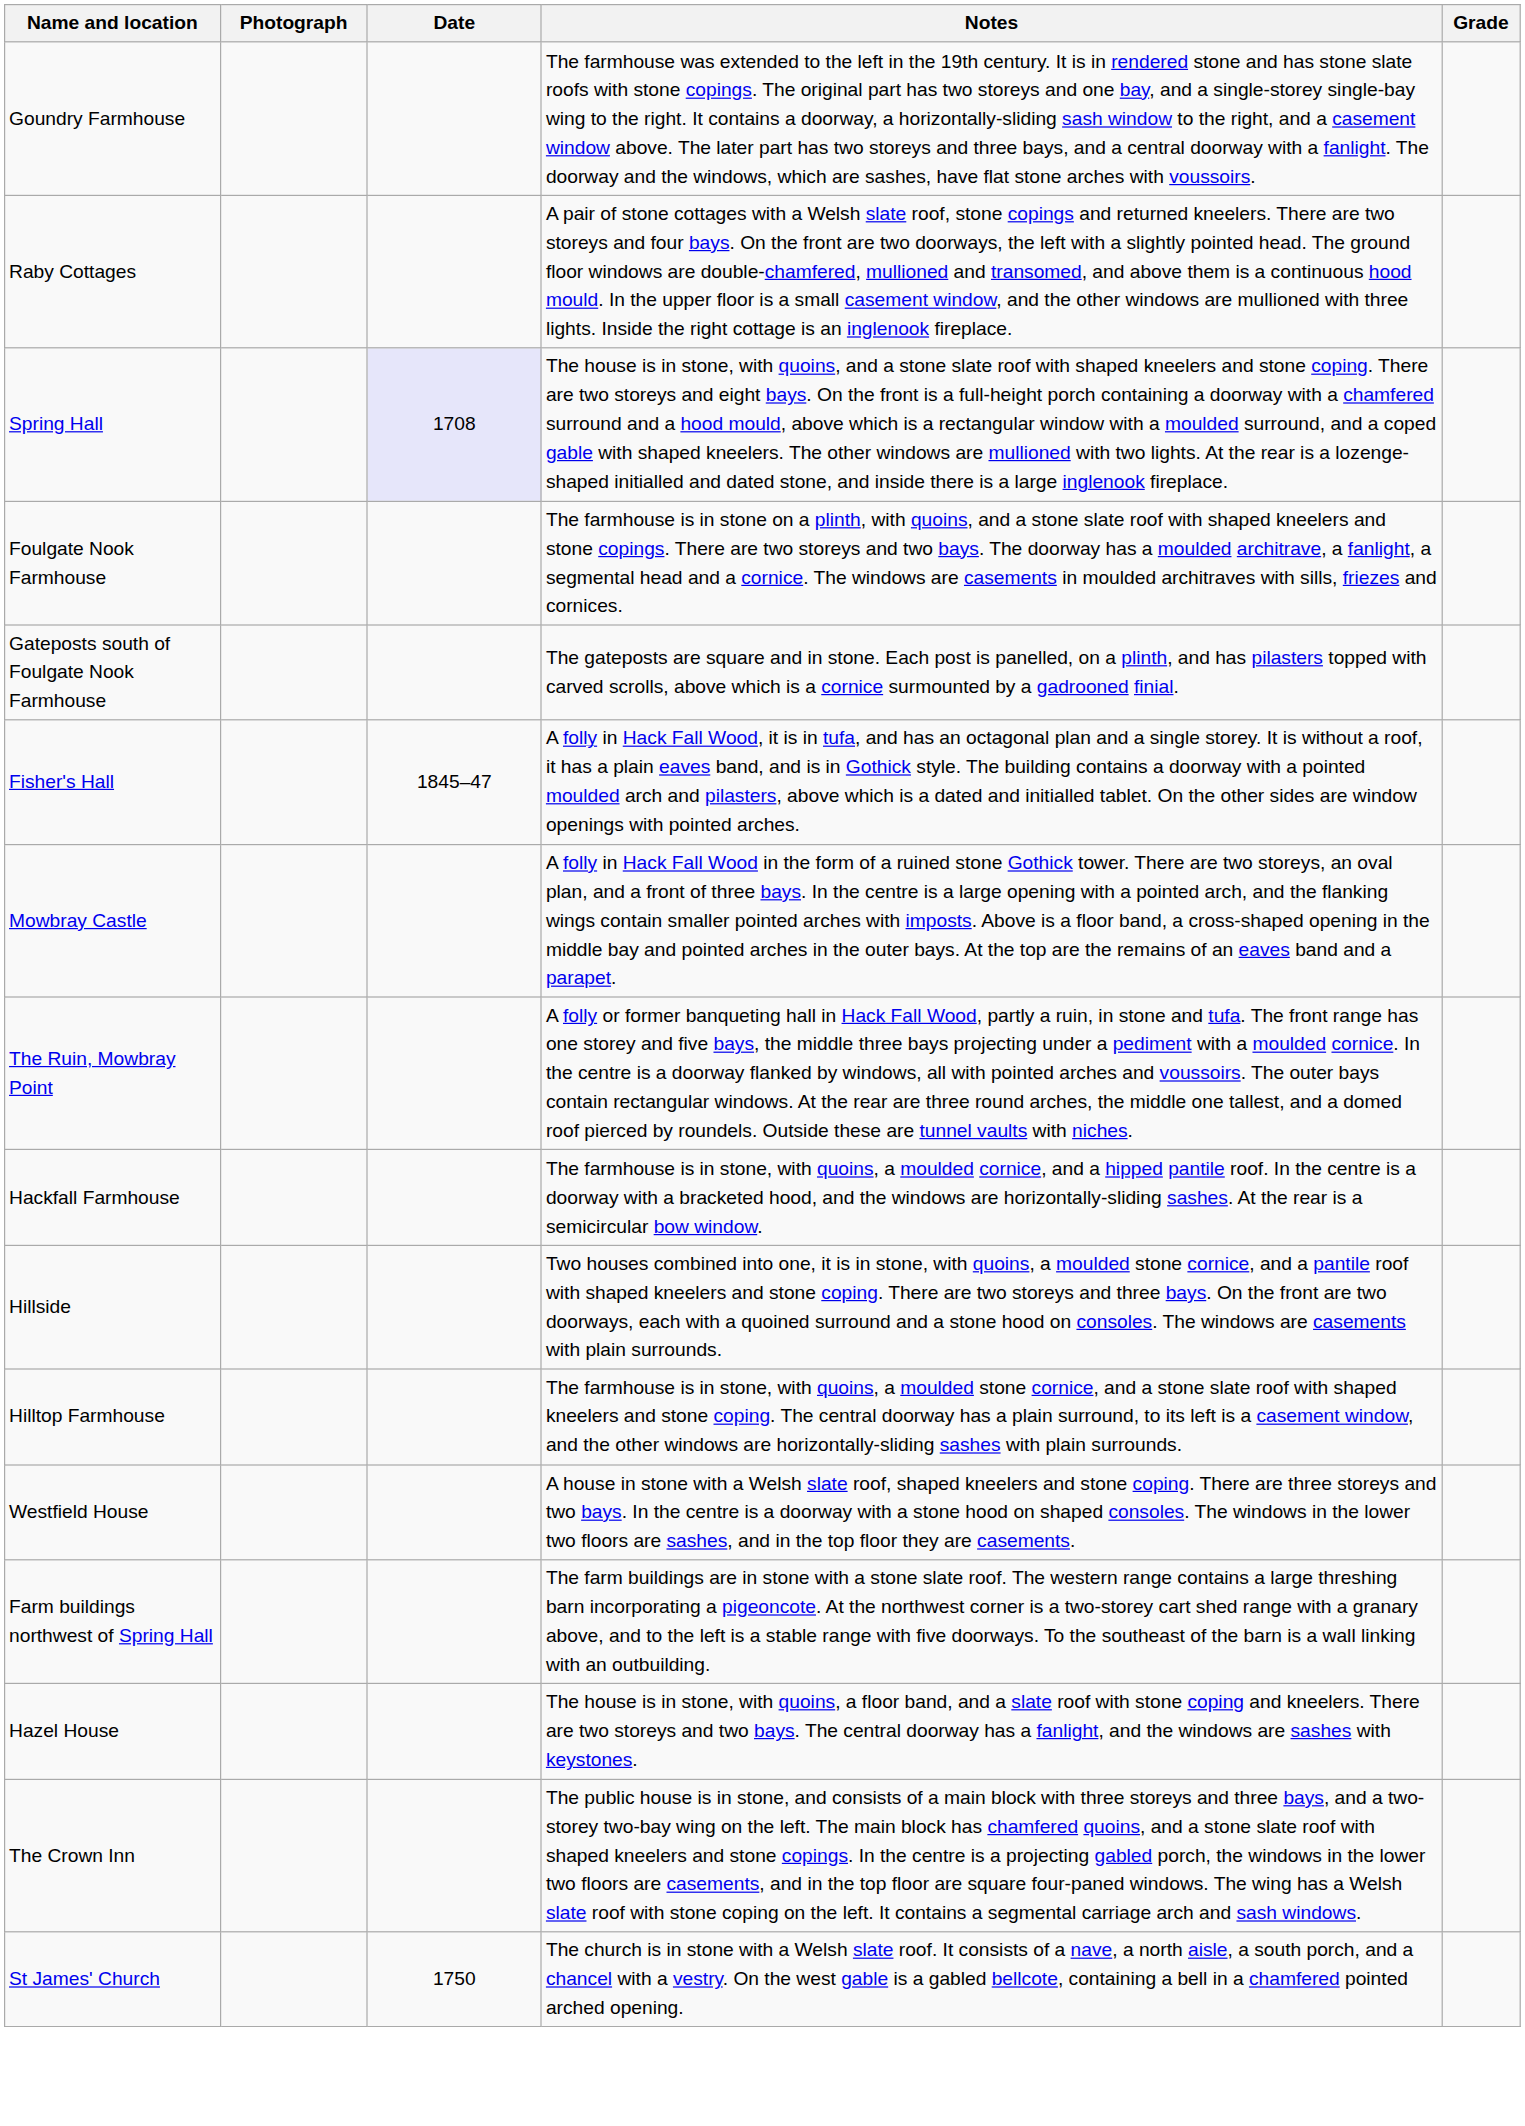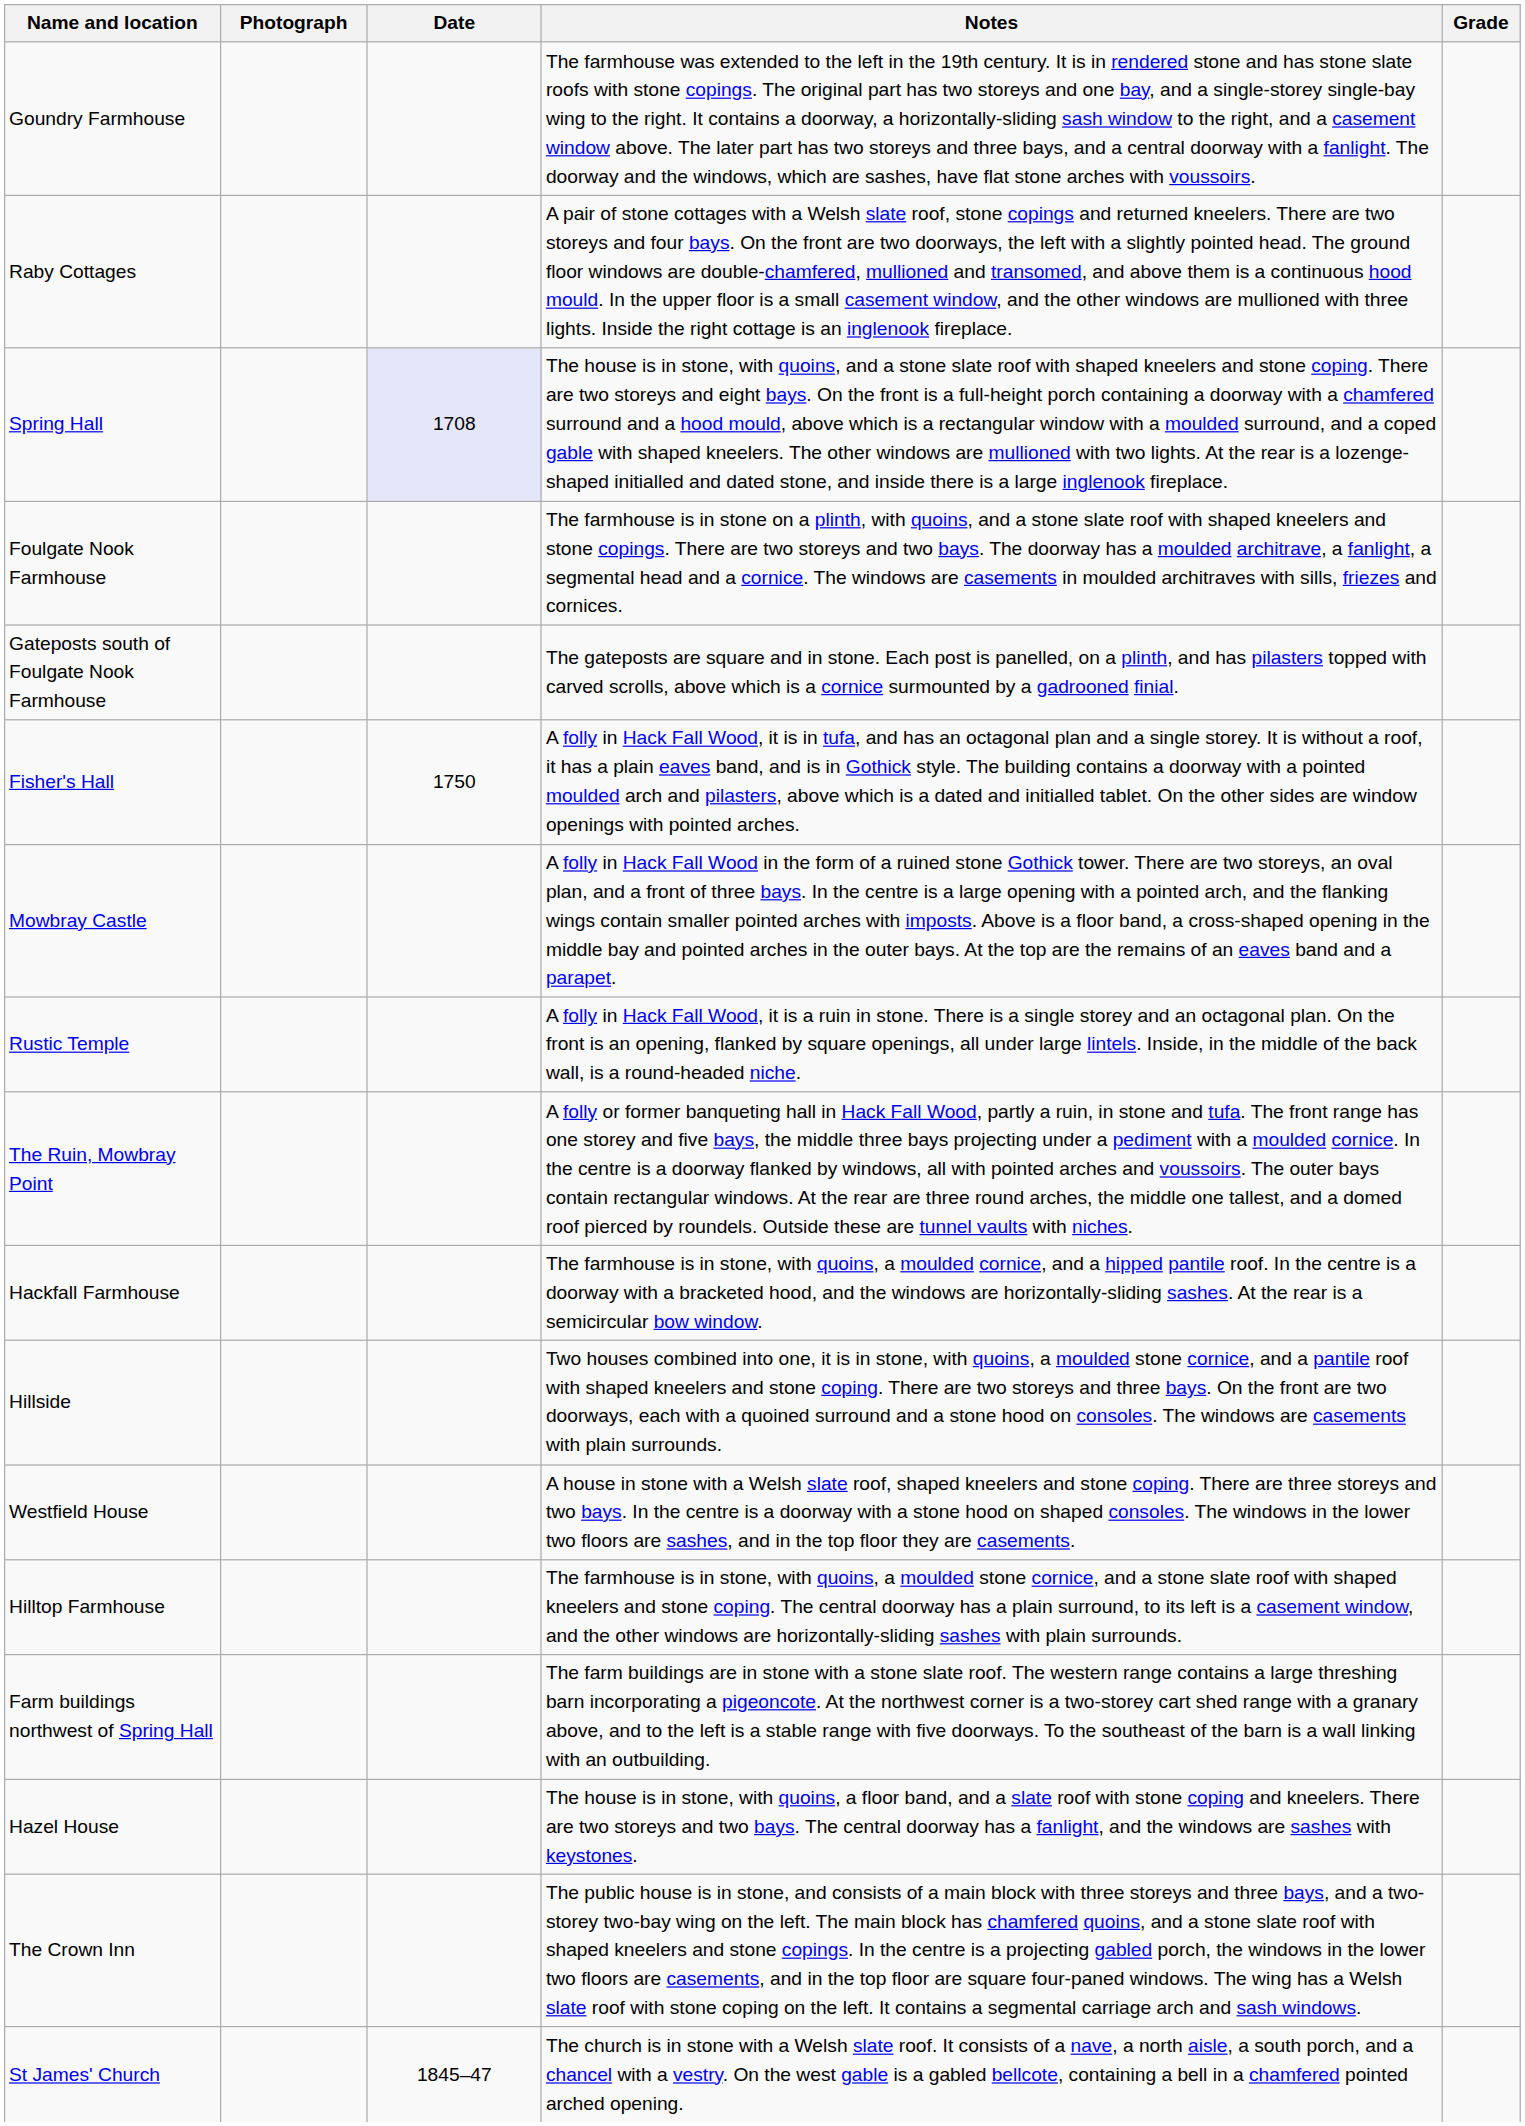(454, 782) 1845–47 -> (454, 782) 1750
+ row: (69, 1044)
rows swapped: (87, 1416) <-> (79, 1511)
(454, 1979) 1750 -> (454, 2074) 1845–47
